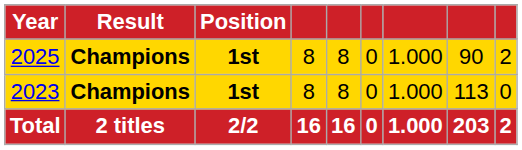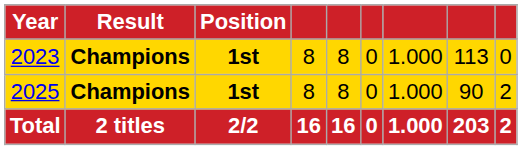rows swapped: (35, 91) <-> (35, 56)
